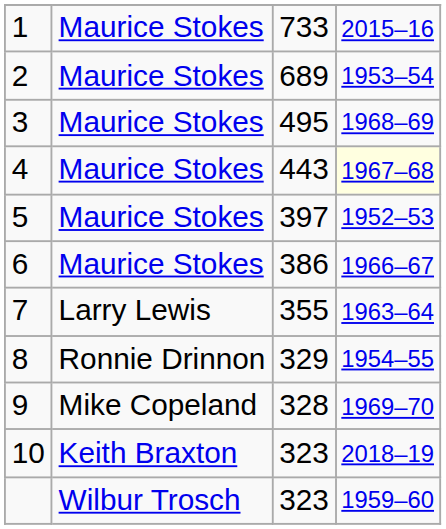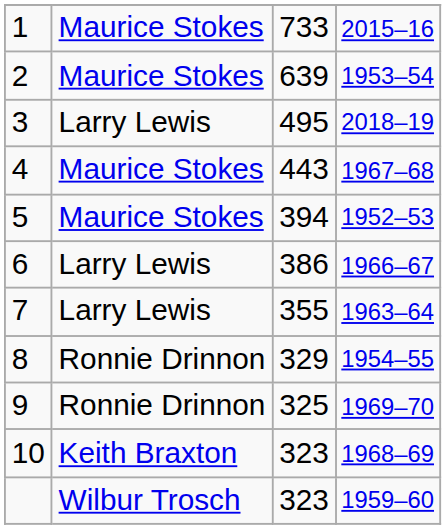(304, 75) 689 -> (304, 75) 639
(161, 122) Maurice Stokes -> (135, 122) Larry Lewis
(388, 123) 1968–69 -> (388, 123) 2018–19
(388, 170) lightyellow background -> (388, 170) no background
(304, 216) 397 -> (304, 216) 394
(161, 264) Maurice Stokes -> (135, 264) Larry Lewis
(158, 405) Mike Copeland -> (162, 405) Ronnie Drinnon
(304, 405) 328 -> (304, 405) 325
(388, 453) 2018–19 -> (388, 453) 1968–69
